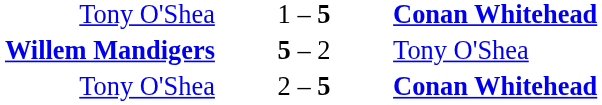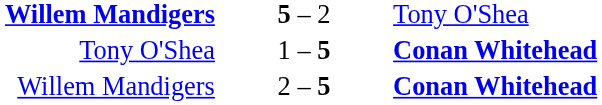rows swapped: (304, 14) <-> (304, 50)
(147, 86) Tony O'Shea -> (116, 86) Willem Mandigers
